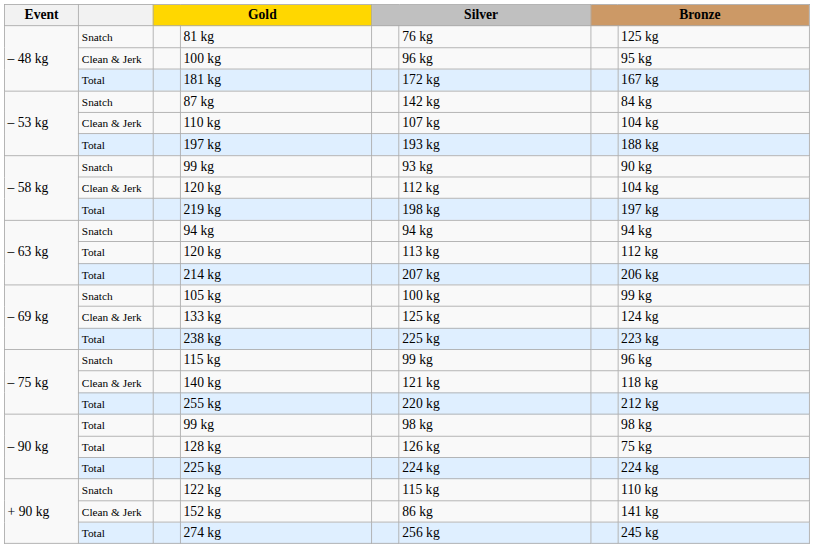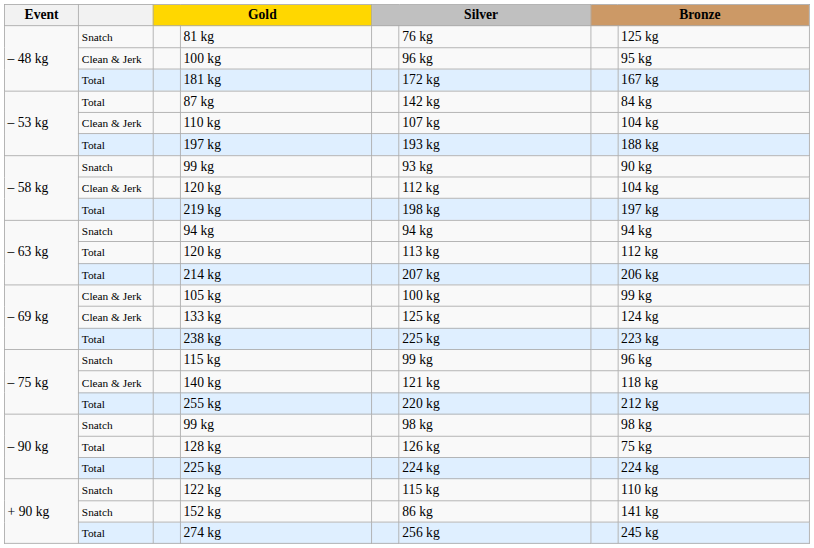(97, 102) Snatch -> (93, 102) Total
(97, 296) Snatch -> (112, 296) Clean & Jerk
(93, 425) Total -> (97, 425) Snatch
(112, 512) Clean & Jerk -> (97, 512) Snatch
